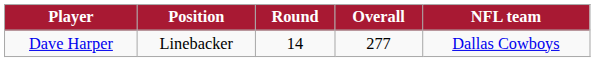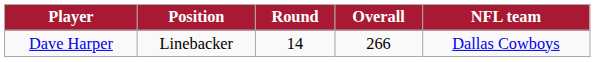(378, 43) 277 -> (378, 43) 266
